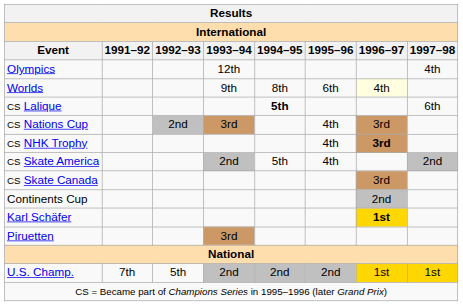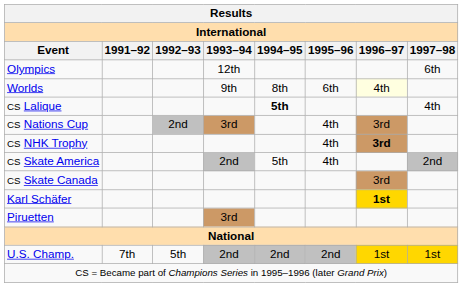(432, 69) 4th -> (432, 69) 6th
(432, 106) 6th -> (432, 106) 4th
- row: (47, 198)
